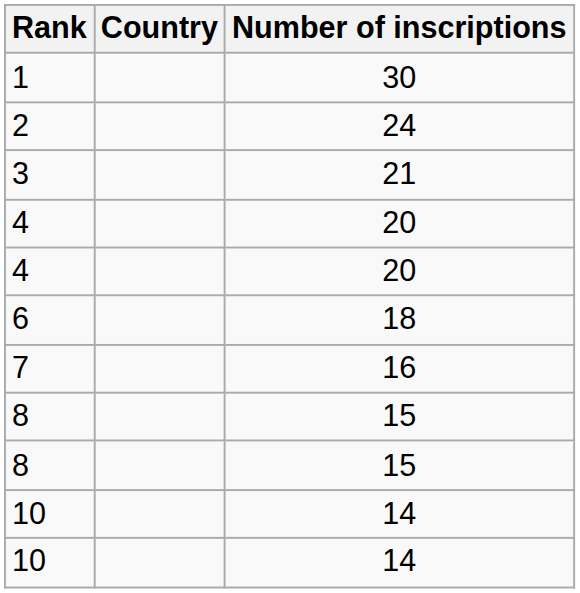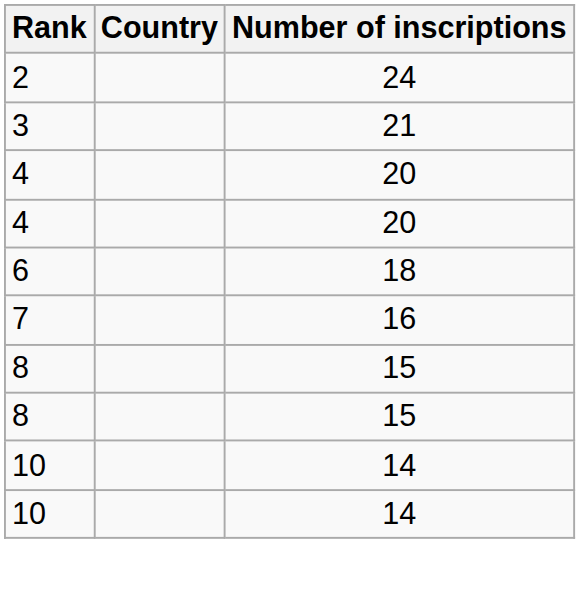- row: (21, 77)
